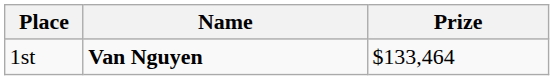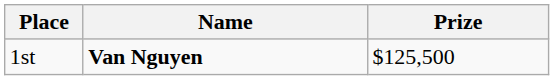(414, 56) $133,464 -> (414, 56) $125,500
